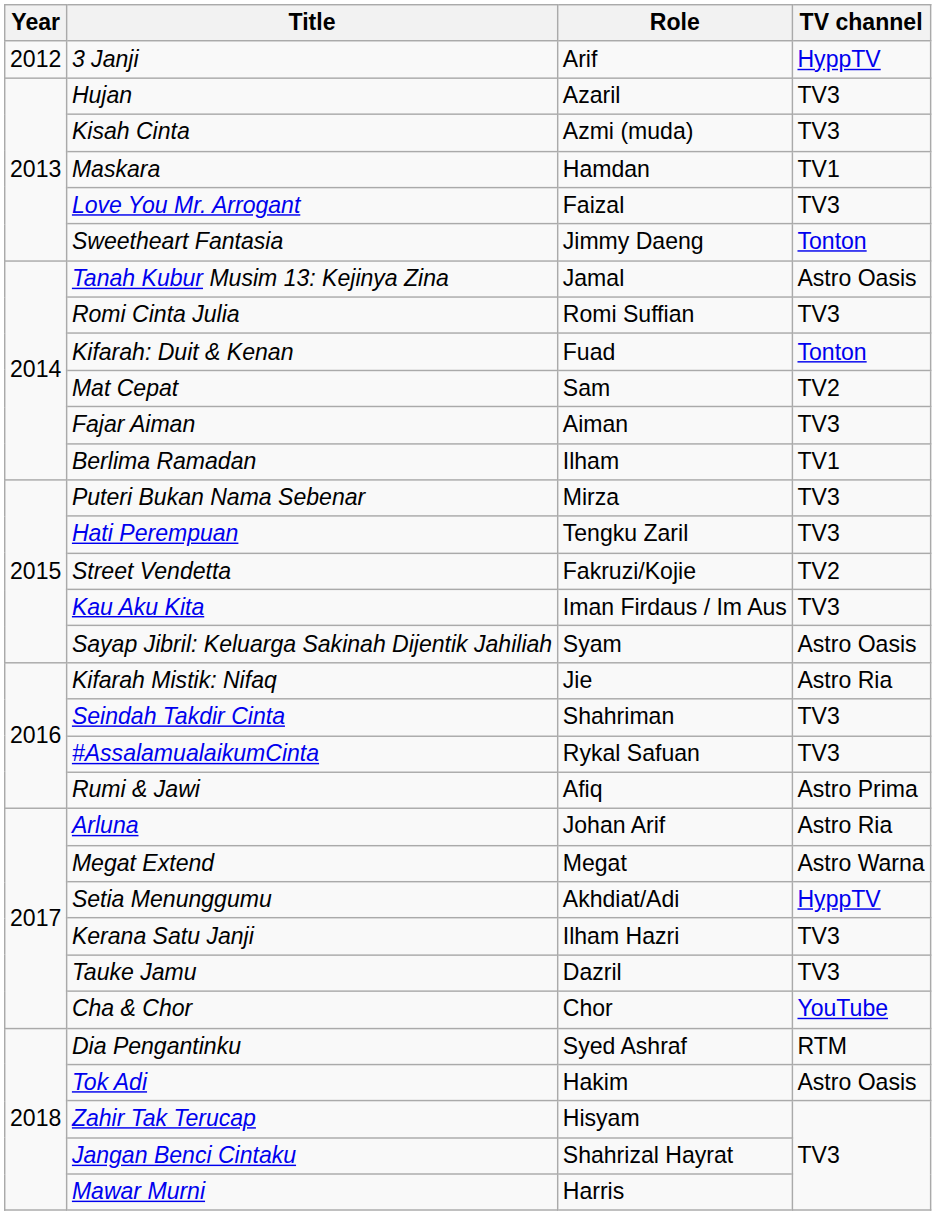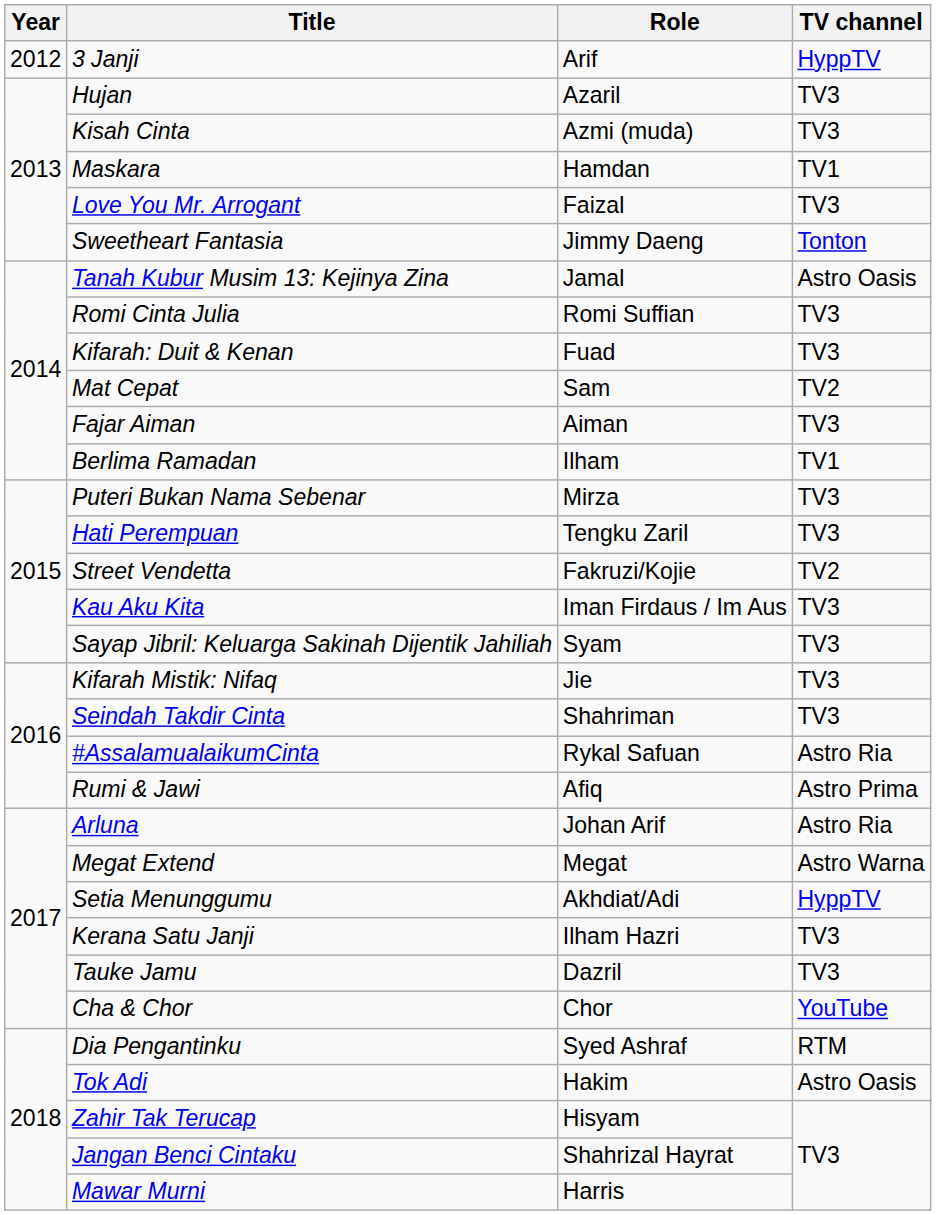(832, 351) Tonton -> (819, 351) TV3
(857, 643) Astro Oasis -> (819, 643) TV3
(845, 680) Astro Ria -> (819, 680) TV3
(819, 753) TV3 -> (845, 753) Astro Ria
